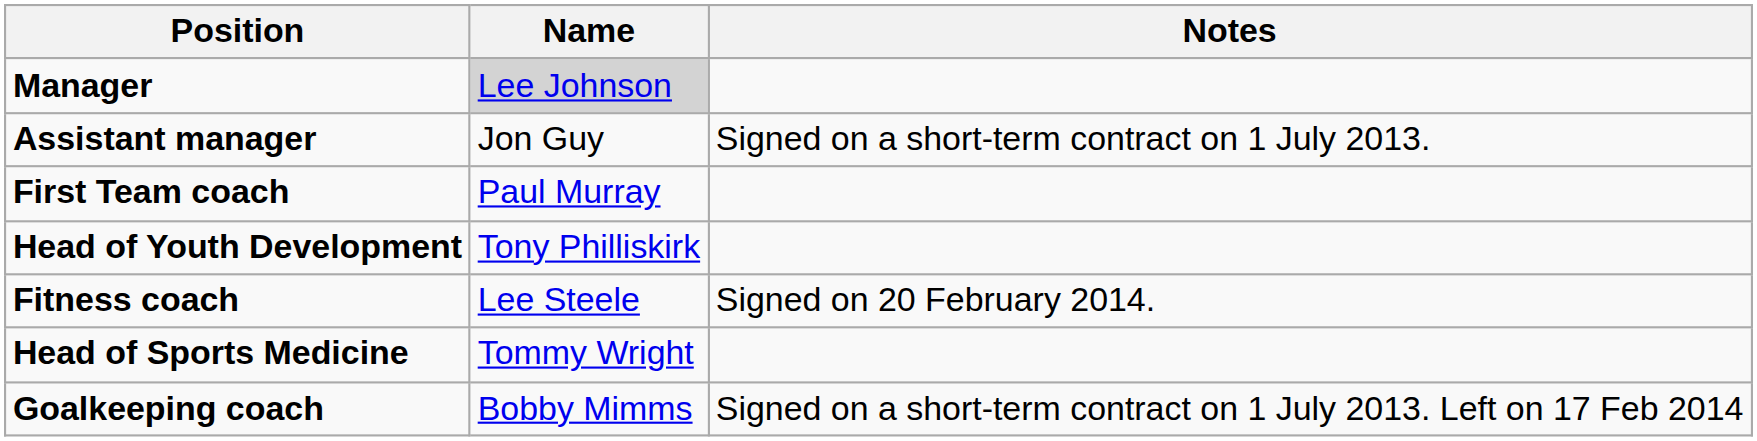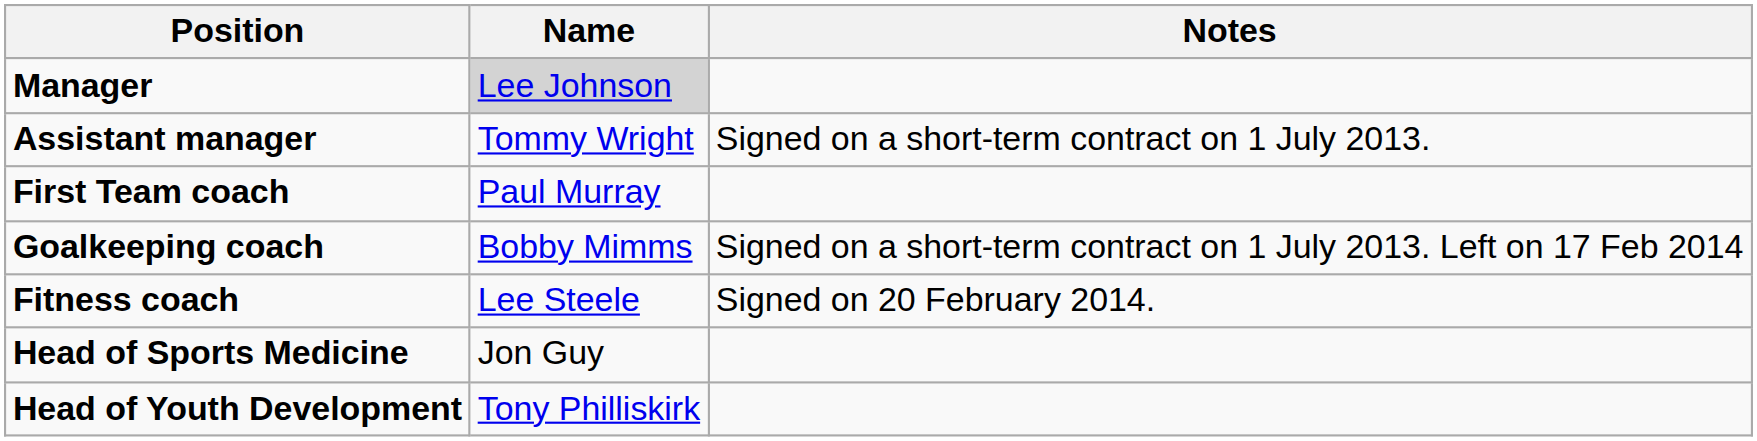(541, 138) Jon Guy -> (586, 138) Tommy Wright
rows swapped: (168, 407) <-> (237, 246)
(586, 354) Tommy Wright -> (541, 354) Jon Guy
